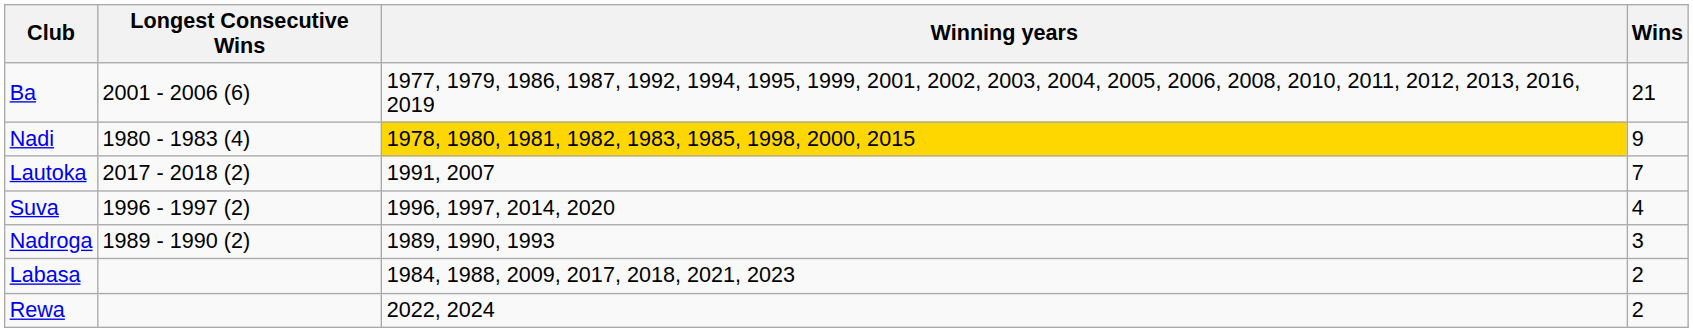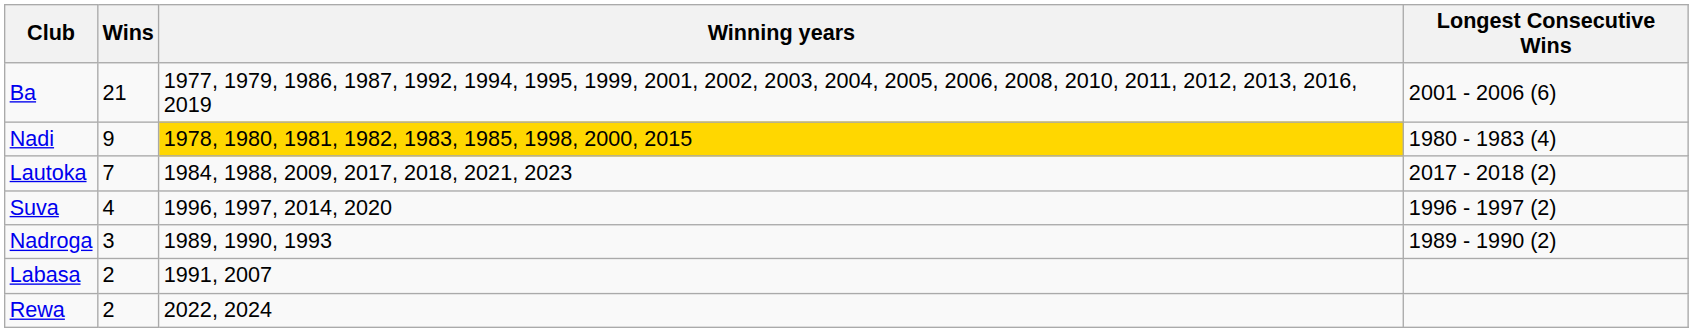columns swapped: (1657, 33) <-> (240, 33)
(441, 172) 1991, 2007 -> (368, 172) 1984, 1988, 2009, 2017, 2018, 2021, 2023
(591, 275) 1984, 1988, 2009, 2017, 2018, 2021, 2023 -> (218, 275) 1991, 2007
